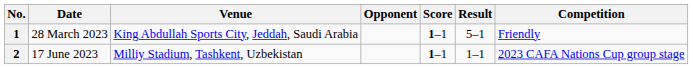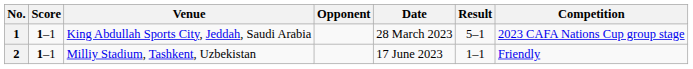columns swapped: (70, 14) <-> (438, 14)
(519, 34) Friendly -> (591, 34) 2023 CAFA Nations Cup group stage
(591, 53) 2023 CAFA Nations Cup group stage -> (519, 53) Friendly
